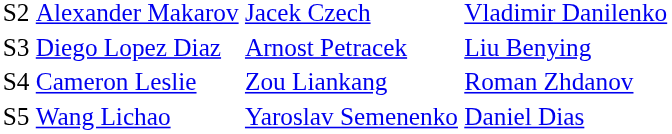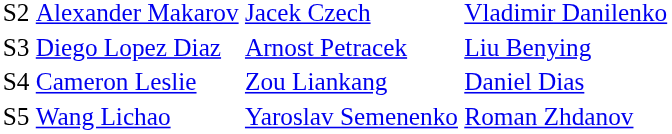(549, 82) Roman Zhdanov -> (524, 82) Daniel Dias
(524, 116) Daniel Dias -> (549, 116) Roman Zhdanov
